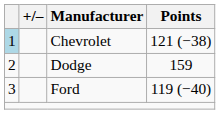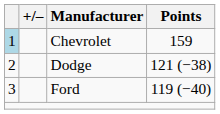(181, 41) 121 (−38) -> (181, 41) 159
(181, 65) 159 -> (181, 65) 121 (−38)
